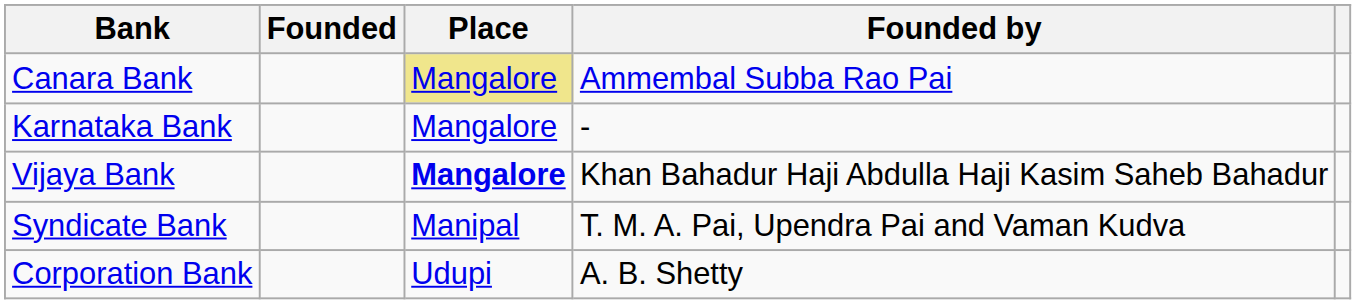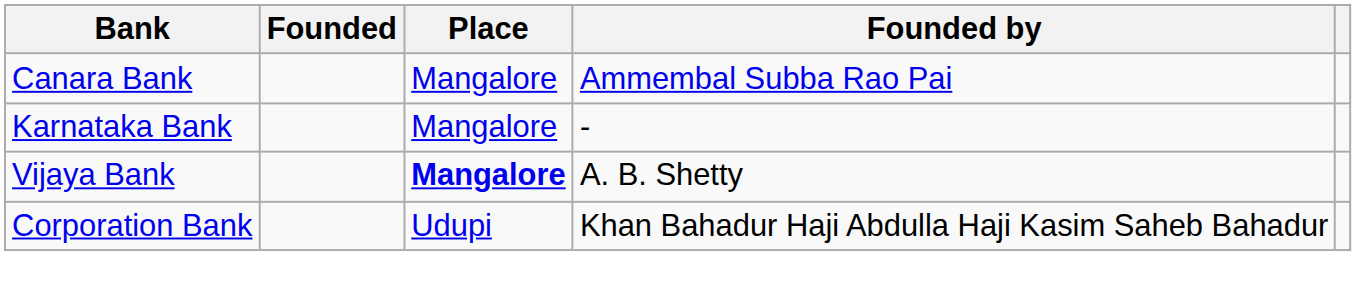(484, 77) khaki background -> (484, 77) no background
(954, 175) Khan Bahadur Haji Abdulla Haji Kasim Saheb Bahadur -> (661, 175) A. B. Shetty
- row: (119, 224)
(661, 273) A. B. Shetty -> (954, 224) Khan Bahadur Haji Abdulla Haji Kasim Saheb Bahadur
